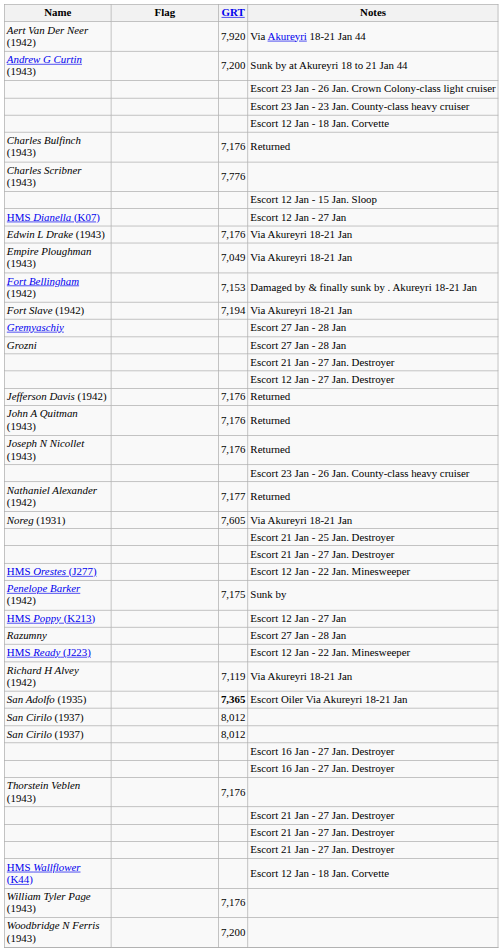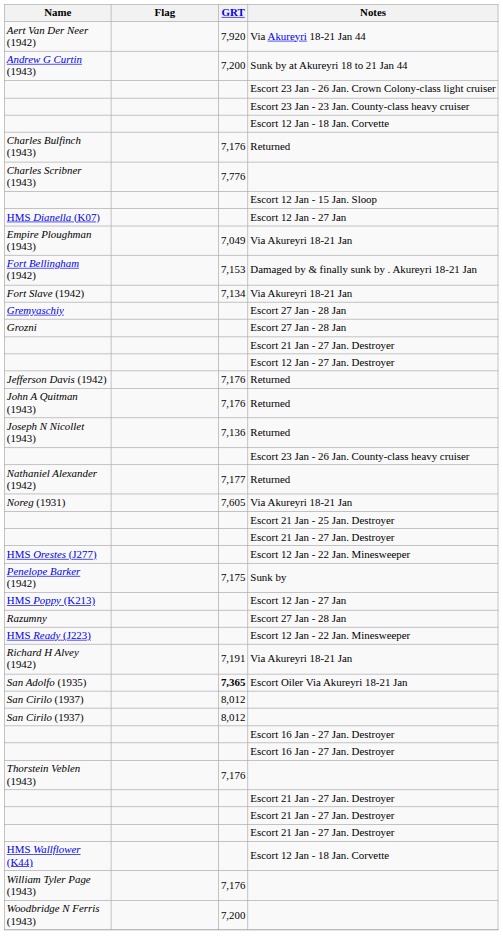- row: (56, 234)
(233, 310) 7,194 -> (233, 293) 7,134
(233, 450) 7,176 -> (233, 432) 7,136
(233, 676) 7,119 -> (233, 659) 7,191
